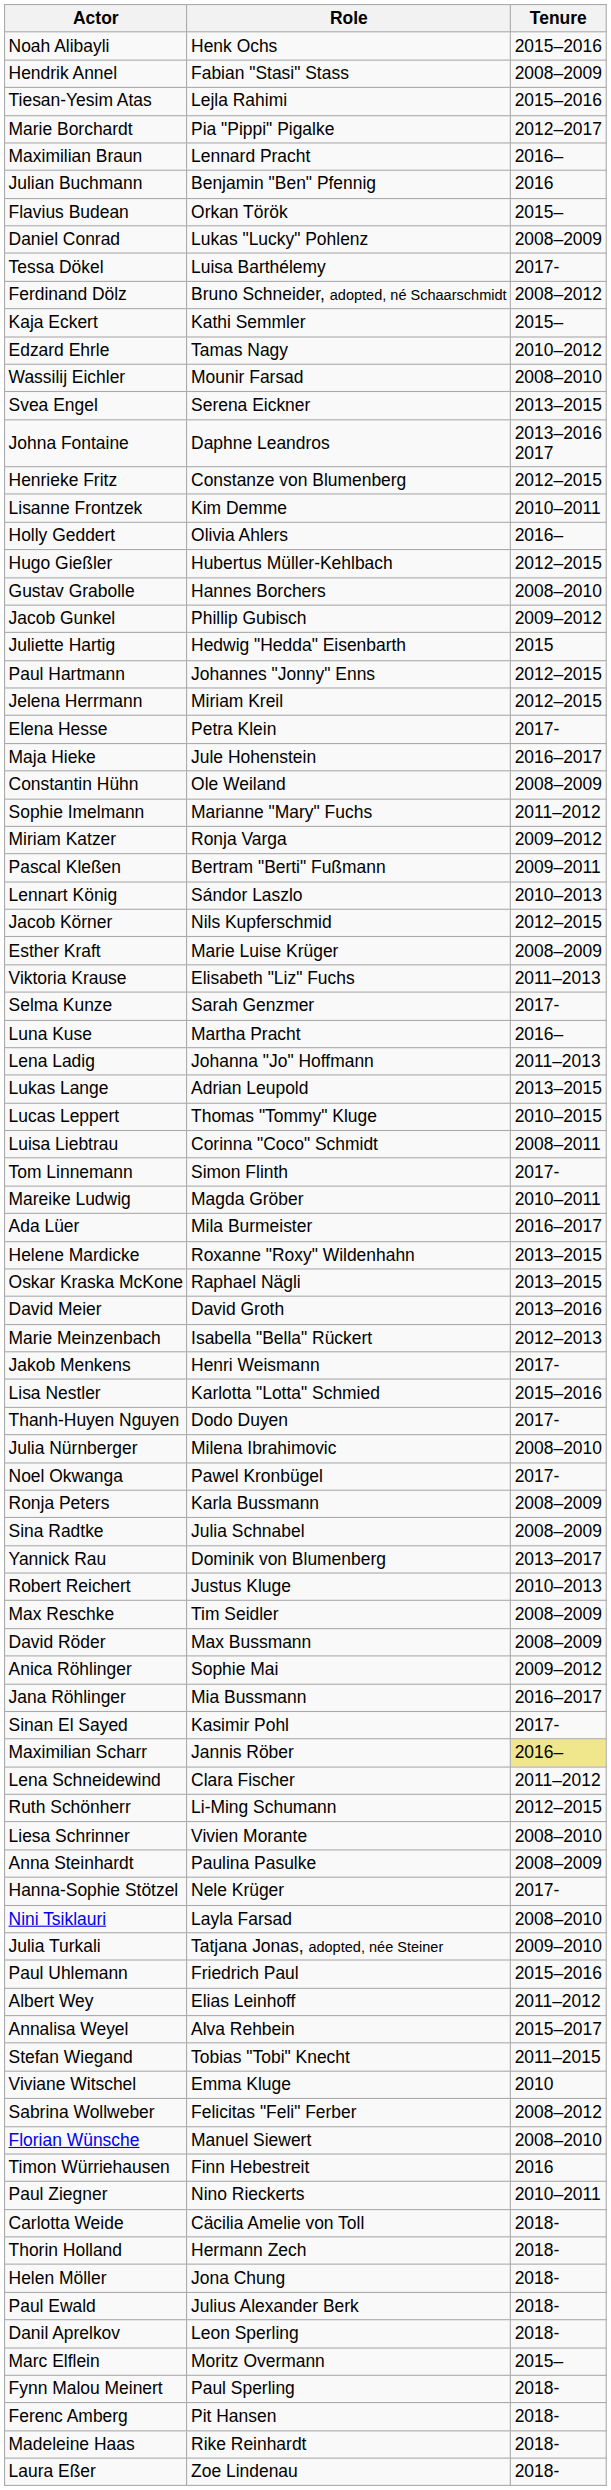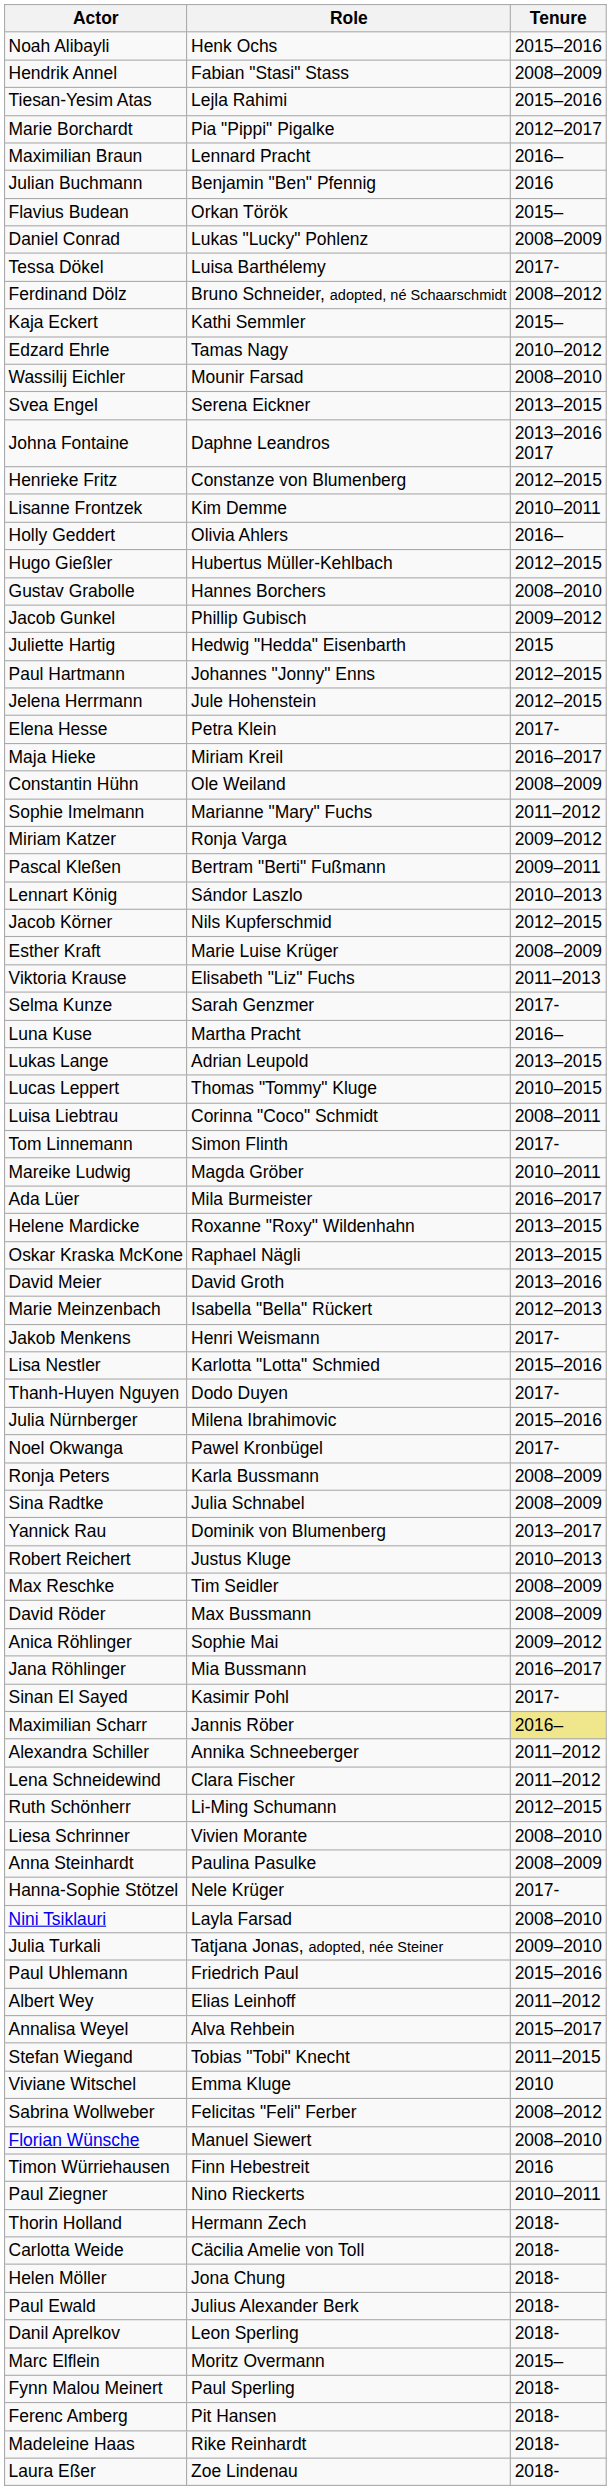(237, 701) Miriam Kreil -> (254, 701) Jule Hohenstein
(254, 757) Jule Hohenstein -> (237, 757) Miriam Kreil
- row: (52, 1061)
(558, 1448) 2008–2010 -> (558, 1420) 2015–2016
+ row: (79, 1752)
rows swapped: (66, 2222) <-> (65, 2250)
